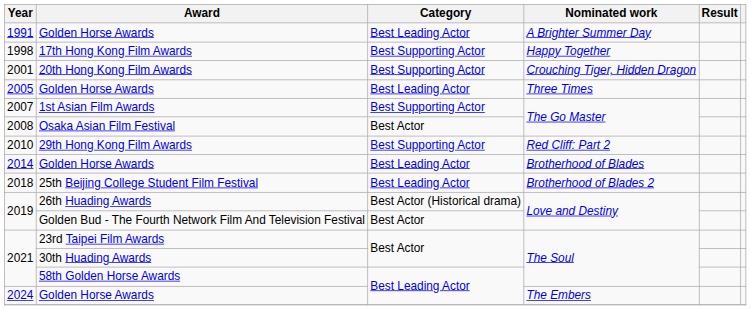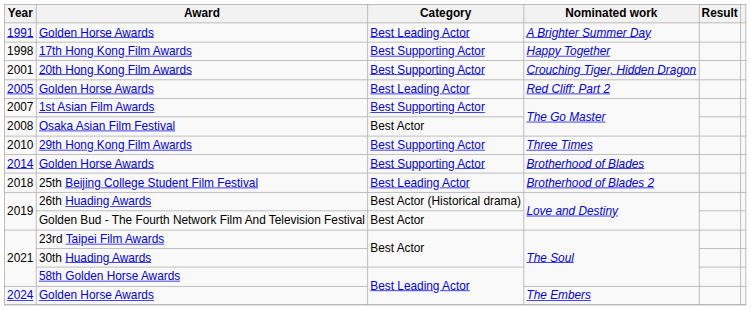(560, 88) Three Times -> (568, 88) Red Cliff: Part 2
(568, 145) Red Cliff: Part 2 -> (560, 145) Three Times
(420, 164) Best Leading Actor -> (428, 164) Best Supporting Actor
